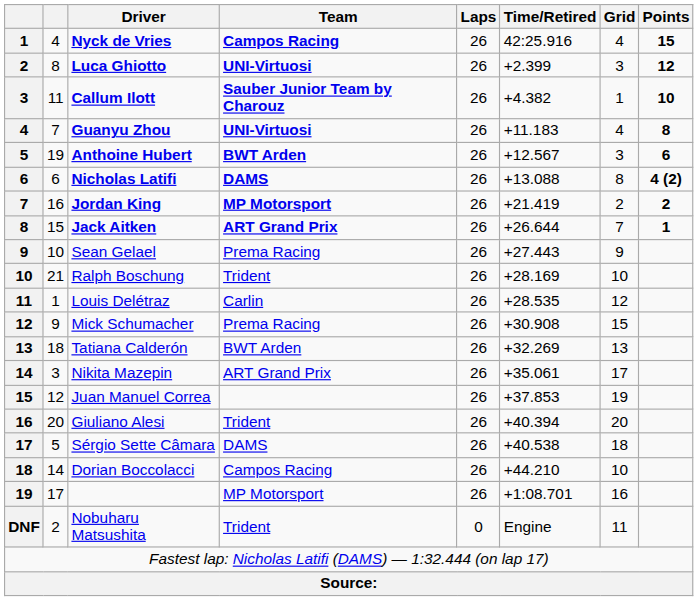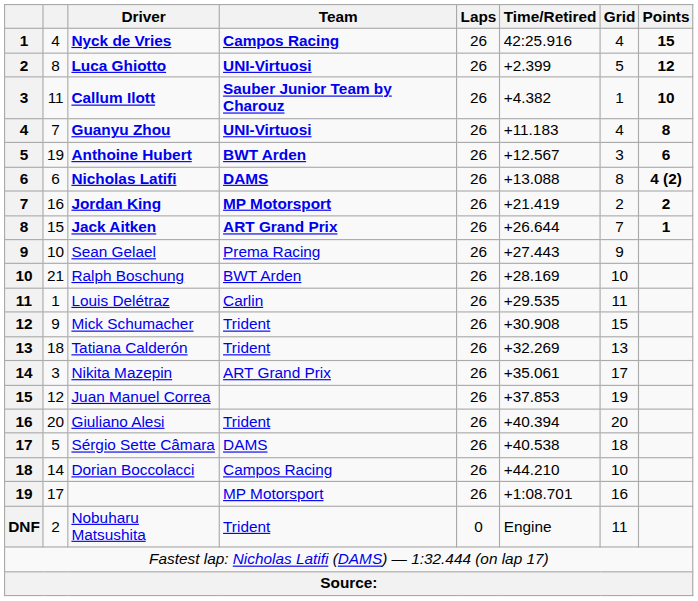(620, 65) 3 -> (620, 65) 5
(247, 275) Trident -> (262, 275) BWT Arden
(532, 300) +28.535 -> (532, 300) +29.535
(620, 300) 12 -> (620, 300) 11
(272, 324) Prema Racing -> (247, 324) Trident
(262, 348) BWT Arden -> (247, 348) Trident
